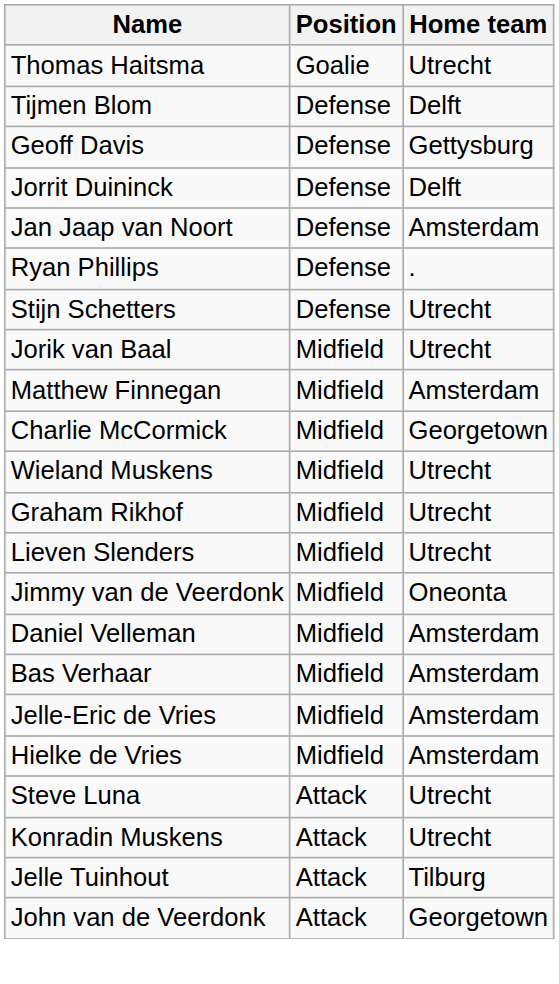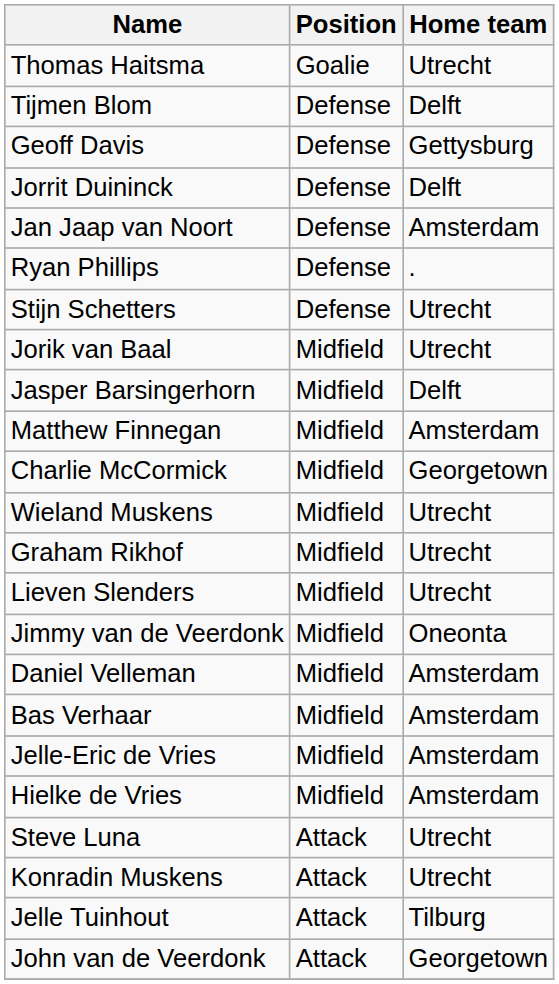+ row: (133, 390)
